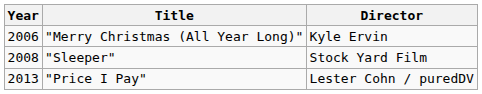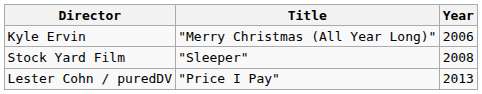columns swapped: (23, 15) <-> (392, 15)
